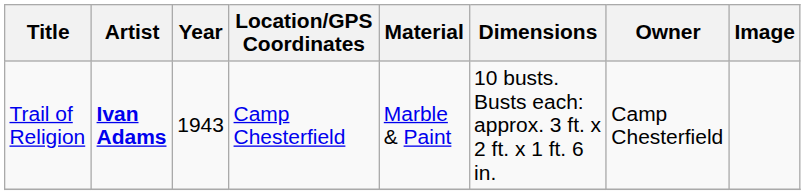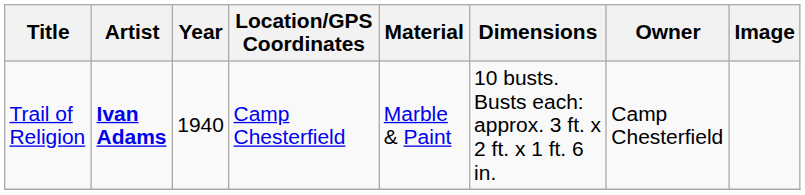(201, 125) 1943 -> (201, 125) 1940
